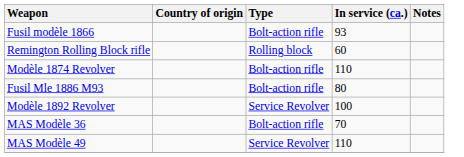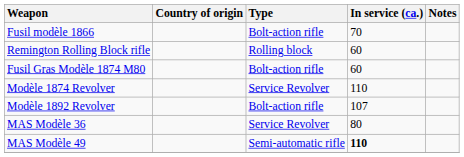(340, 32) 93 -> (356, 32) 70
+ row: (76, 69)
(286, 69) Bolt-action rifle -> (289, 87) Service Revolver
- row: (55, 87)
(289, 106) Service Revolver -> (286, 106) Bolt-action rifle
(343, 106) 100 -> (359, 106) 107
(286, 124) Bolt-action rifle -> (289, 124) Service Revolver
(340, 124) 70 -> (356, 124) 80
(289, 143) Service Revolver -> (297, 143) Semi-automatic rifle
(343, 143) normal -> (359, 143) bold
